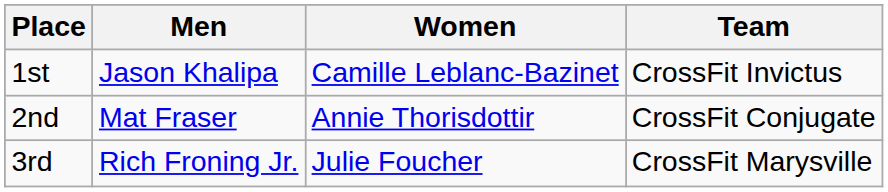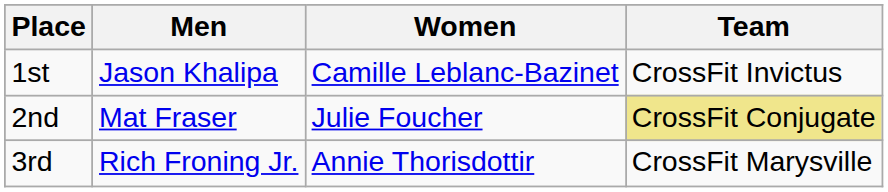(423, 117) Annie Thorisdottir -> (397, 117) Julie Foucher
(754, 117) no background -> (754, 117) khaki background
(397, 162) Julie Foucher -> (423, 162) Annie Thorisdottir
